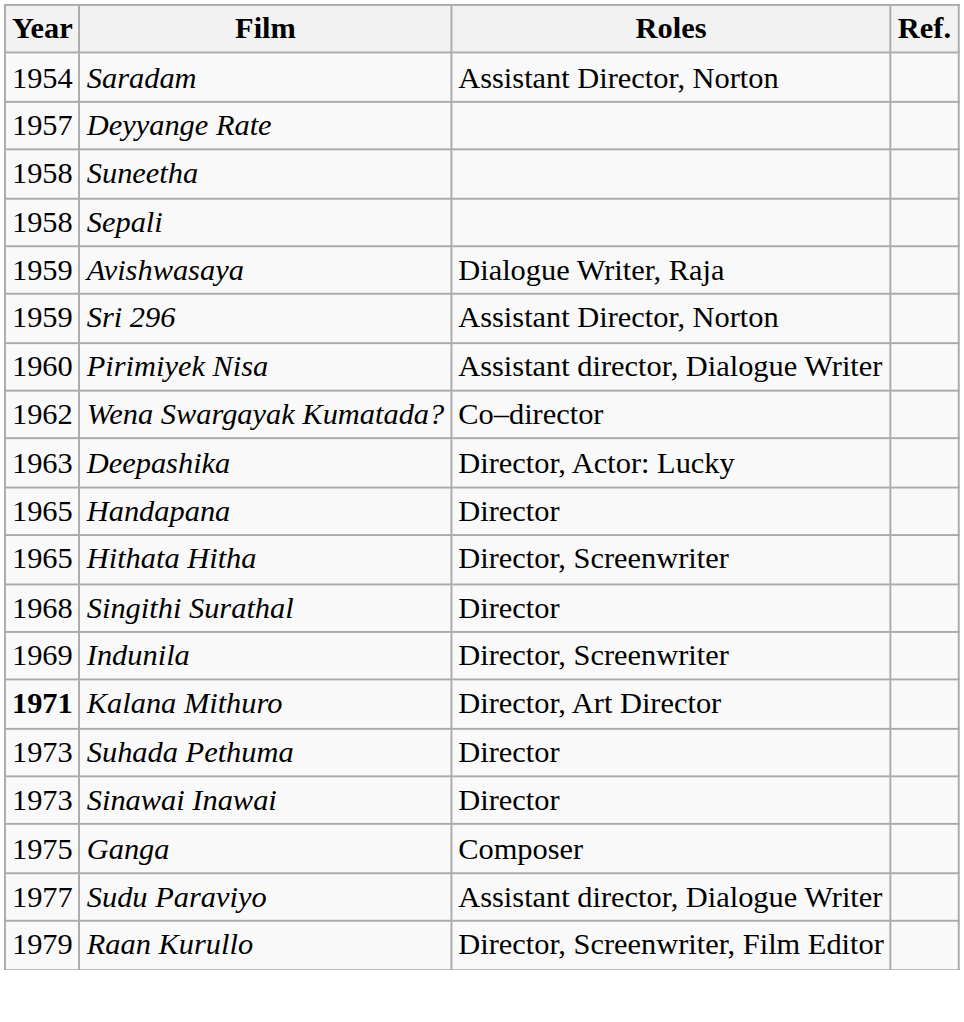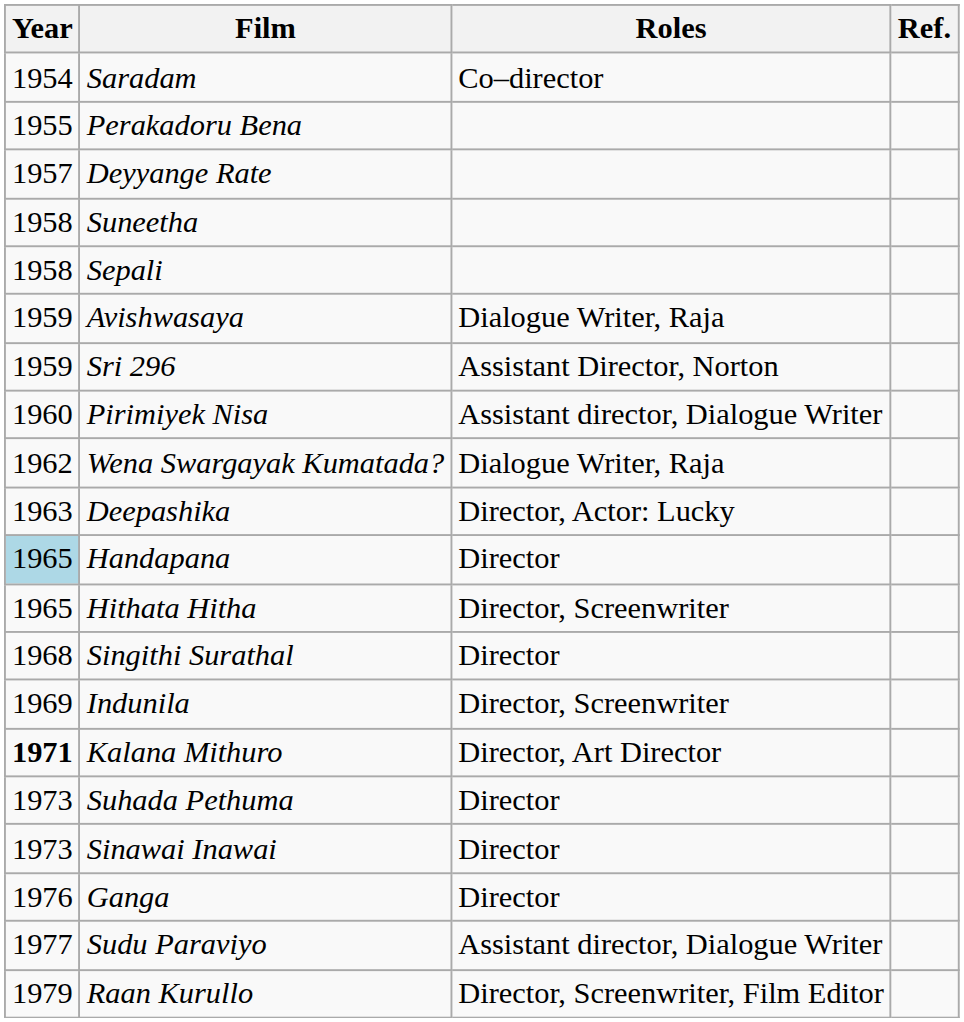(618, 76) Assistant Director, Norton -> (531, 76) Co–director
+ row: (194, 125)
(531, 414) Co–director -> (591, 462) Dialogue Writer, Raja
(42, 510) no background -> (42, 558) lightblue background
(42, 848) 1975 -> (42, 896) 1976
(521, 848) Composer -> (509, 896) Director
